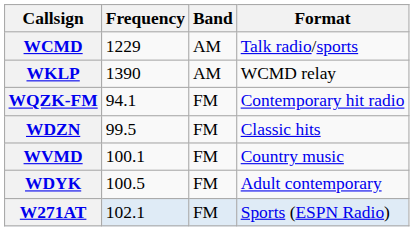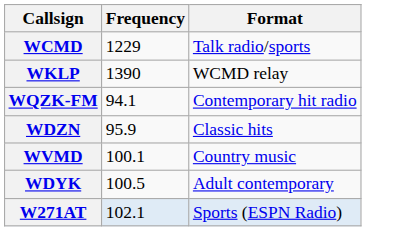- column: (213, 18)
(121, 128) 99.5 -> (121, 128) 95.9
